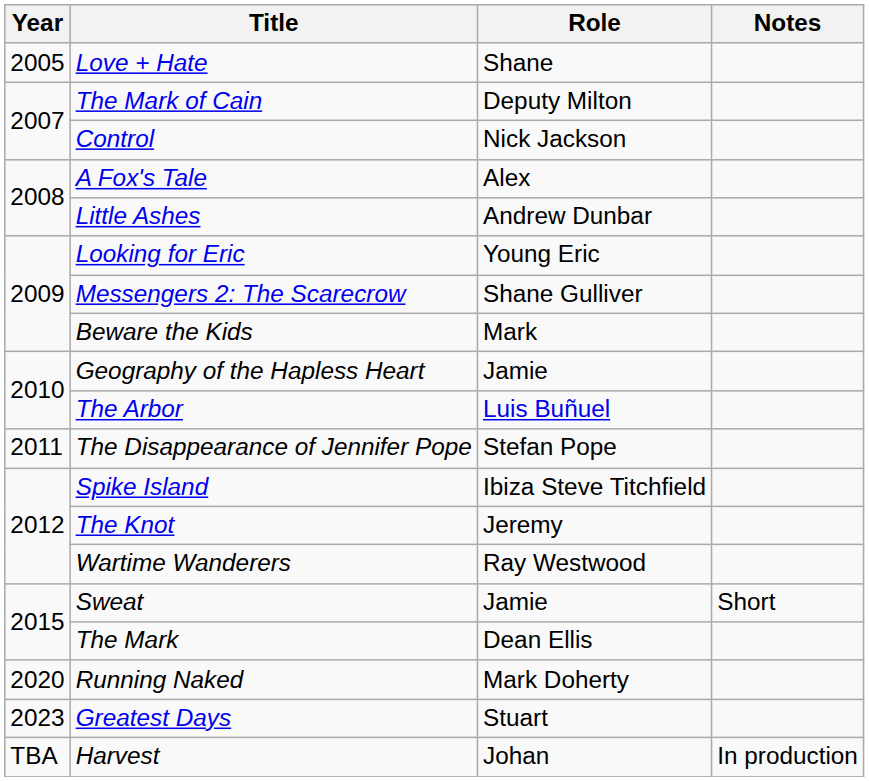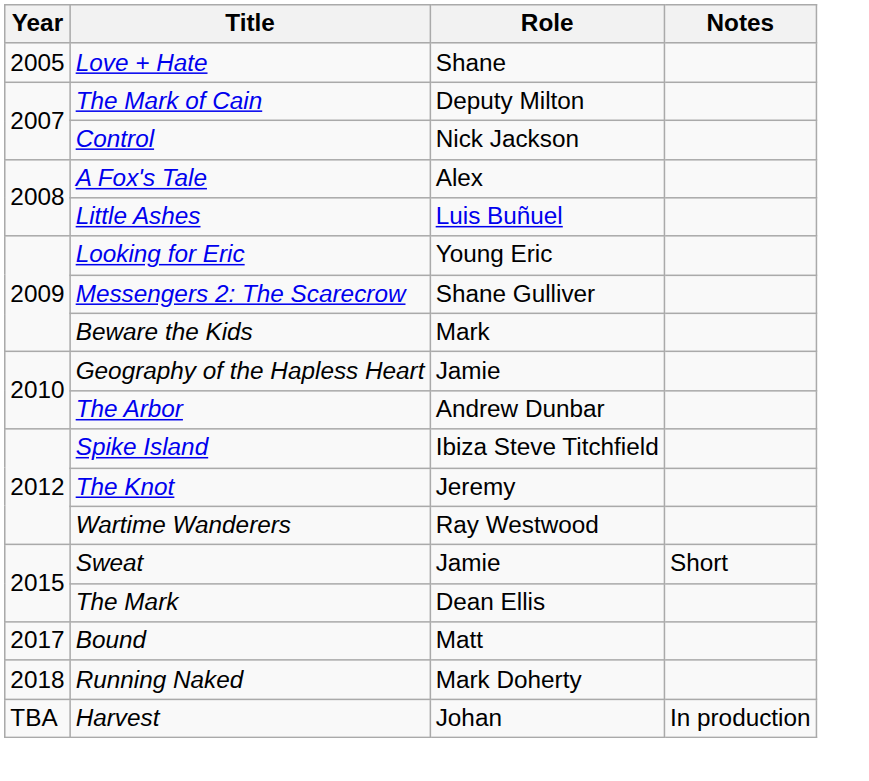(568, 216) Andrew Dunbar -> (499, 216) Luis Buñuel
(547, 409) Luis Buñuel -> (520, 409) Andrew Dunbar
- row: (274, 448)
+ row: (111, 640)
(37, 679) 2020 -> (37, 679) 2018
- row: (153, 718)
